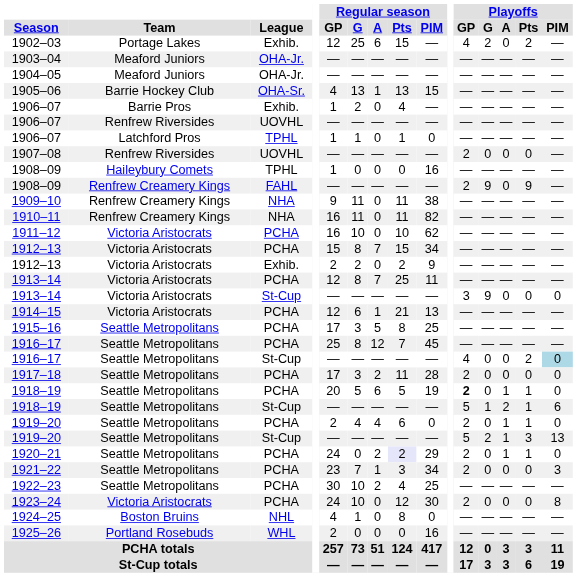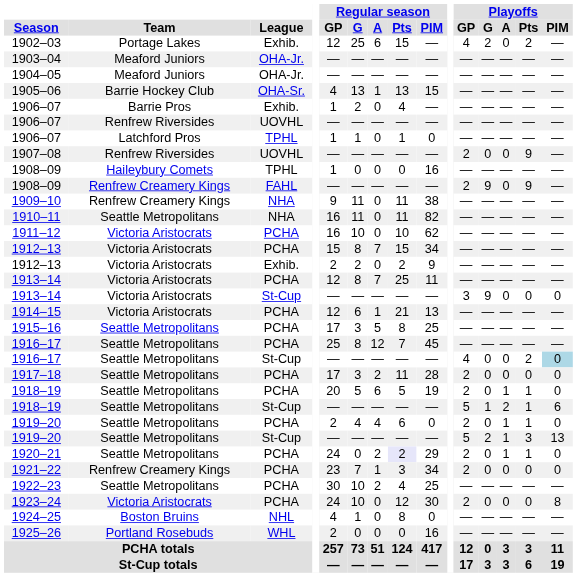(529, 154) 0 -> (529, 154) 9
(160, 217) Renfrew Creamery Kings -> (160, 217) Seattle Metropolitans
(466, 391) bold -> (466, 391) normal
(160, 470) Seattle Metropolitans -> (160, 470) Renfrew Creamery Kings
(557, 470) 3 -> (557, 470) 0
